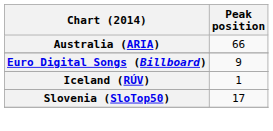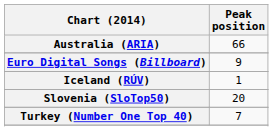(239, 98) 17 -> (239, 98) 20
+ row: (107, 116)
